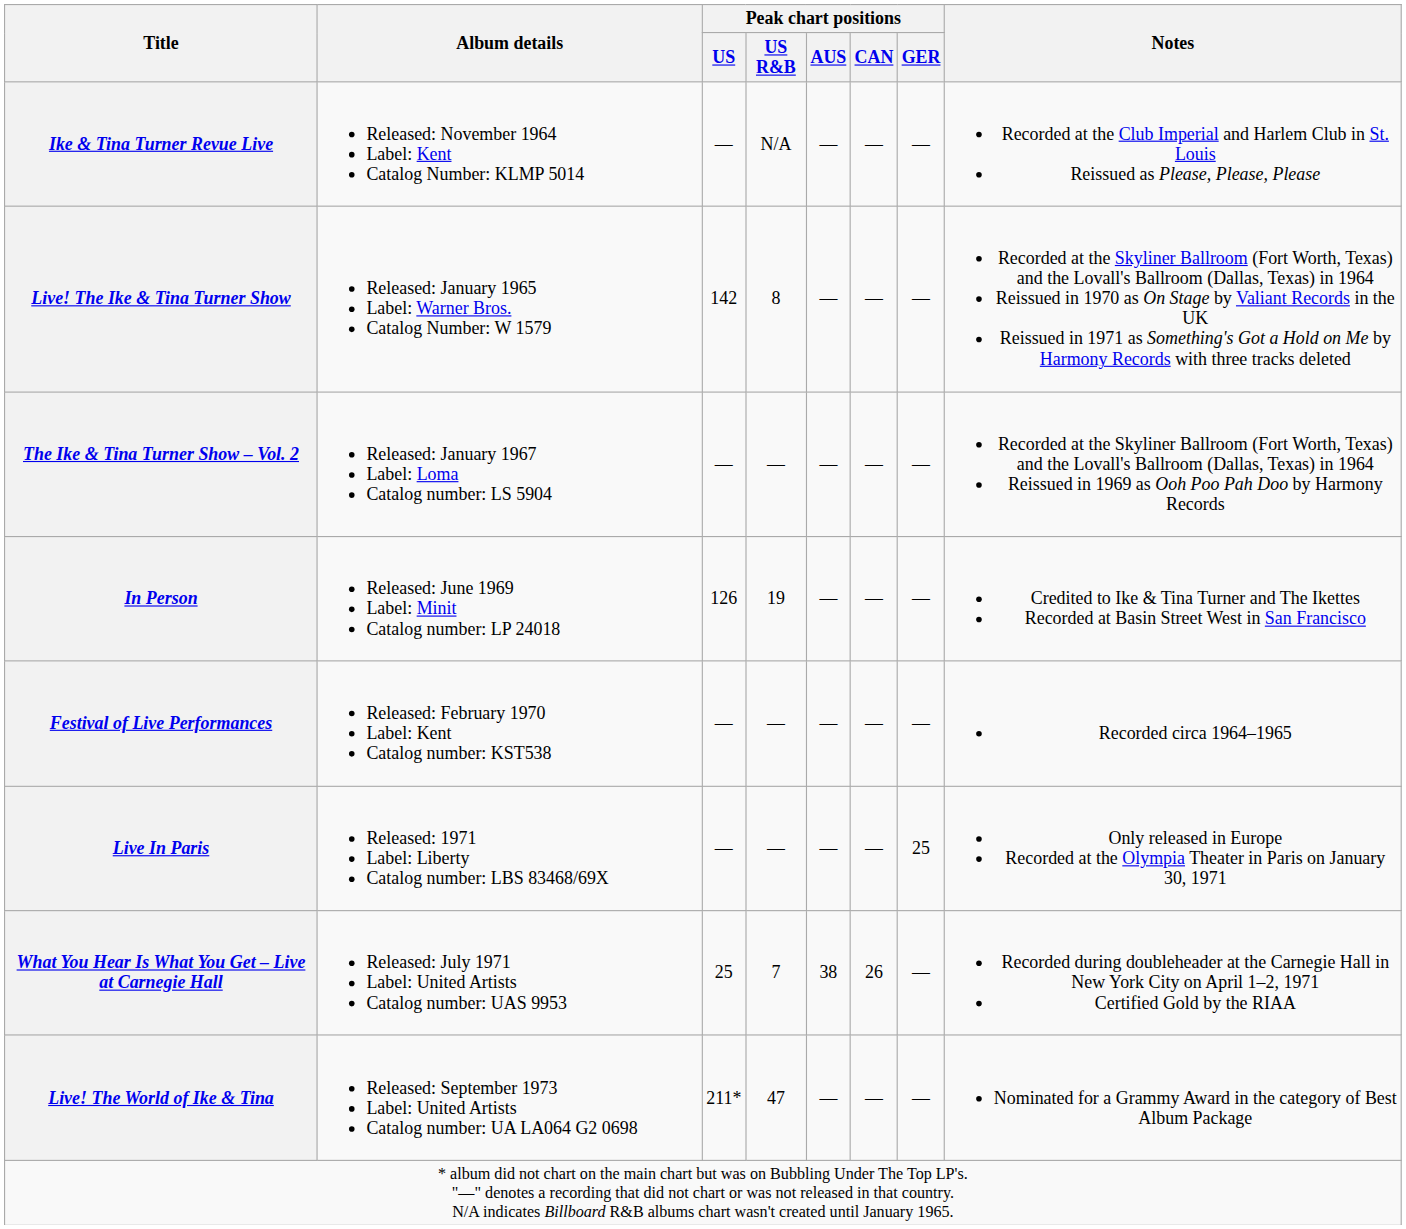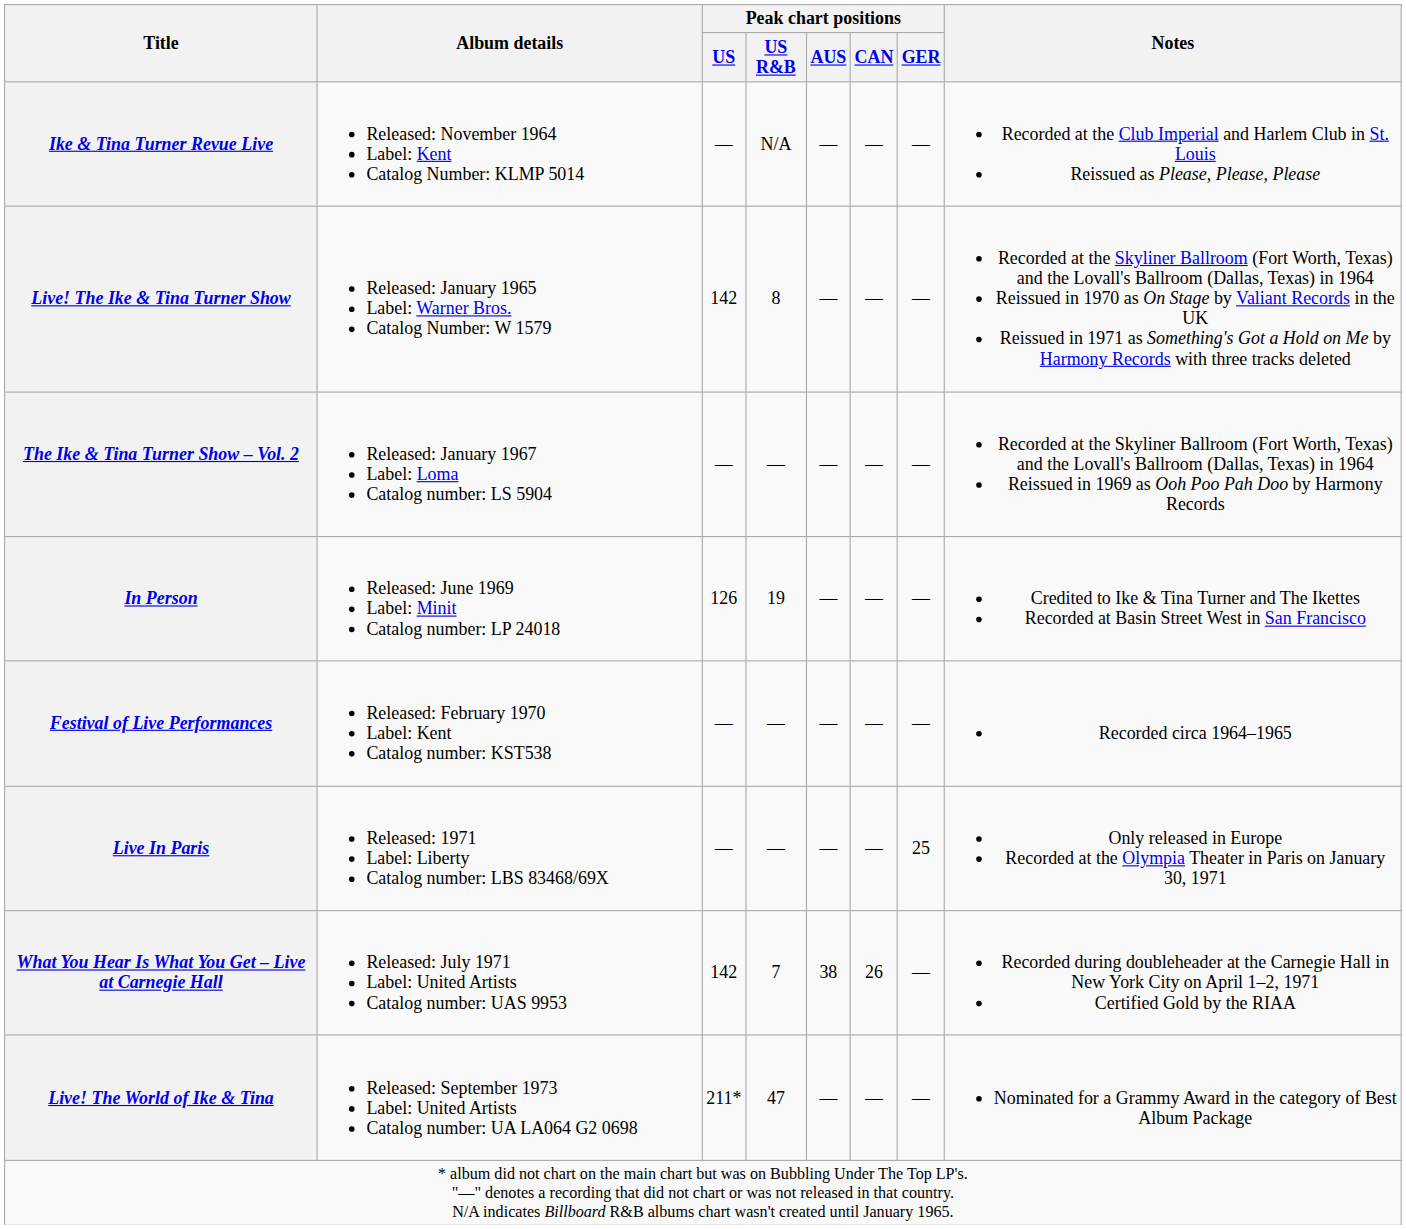(724, 972) 25 -> (724, 972) 142
